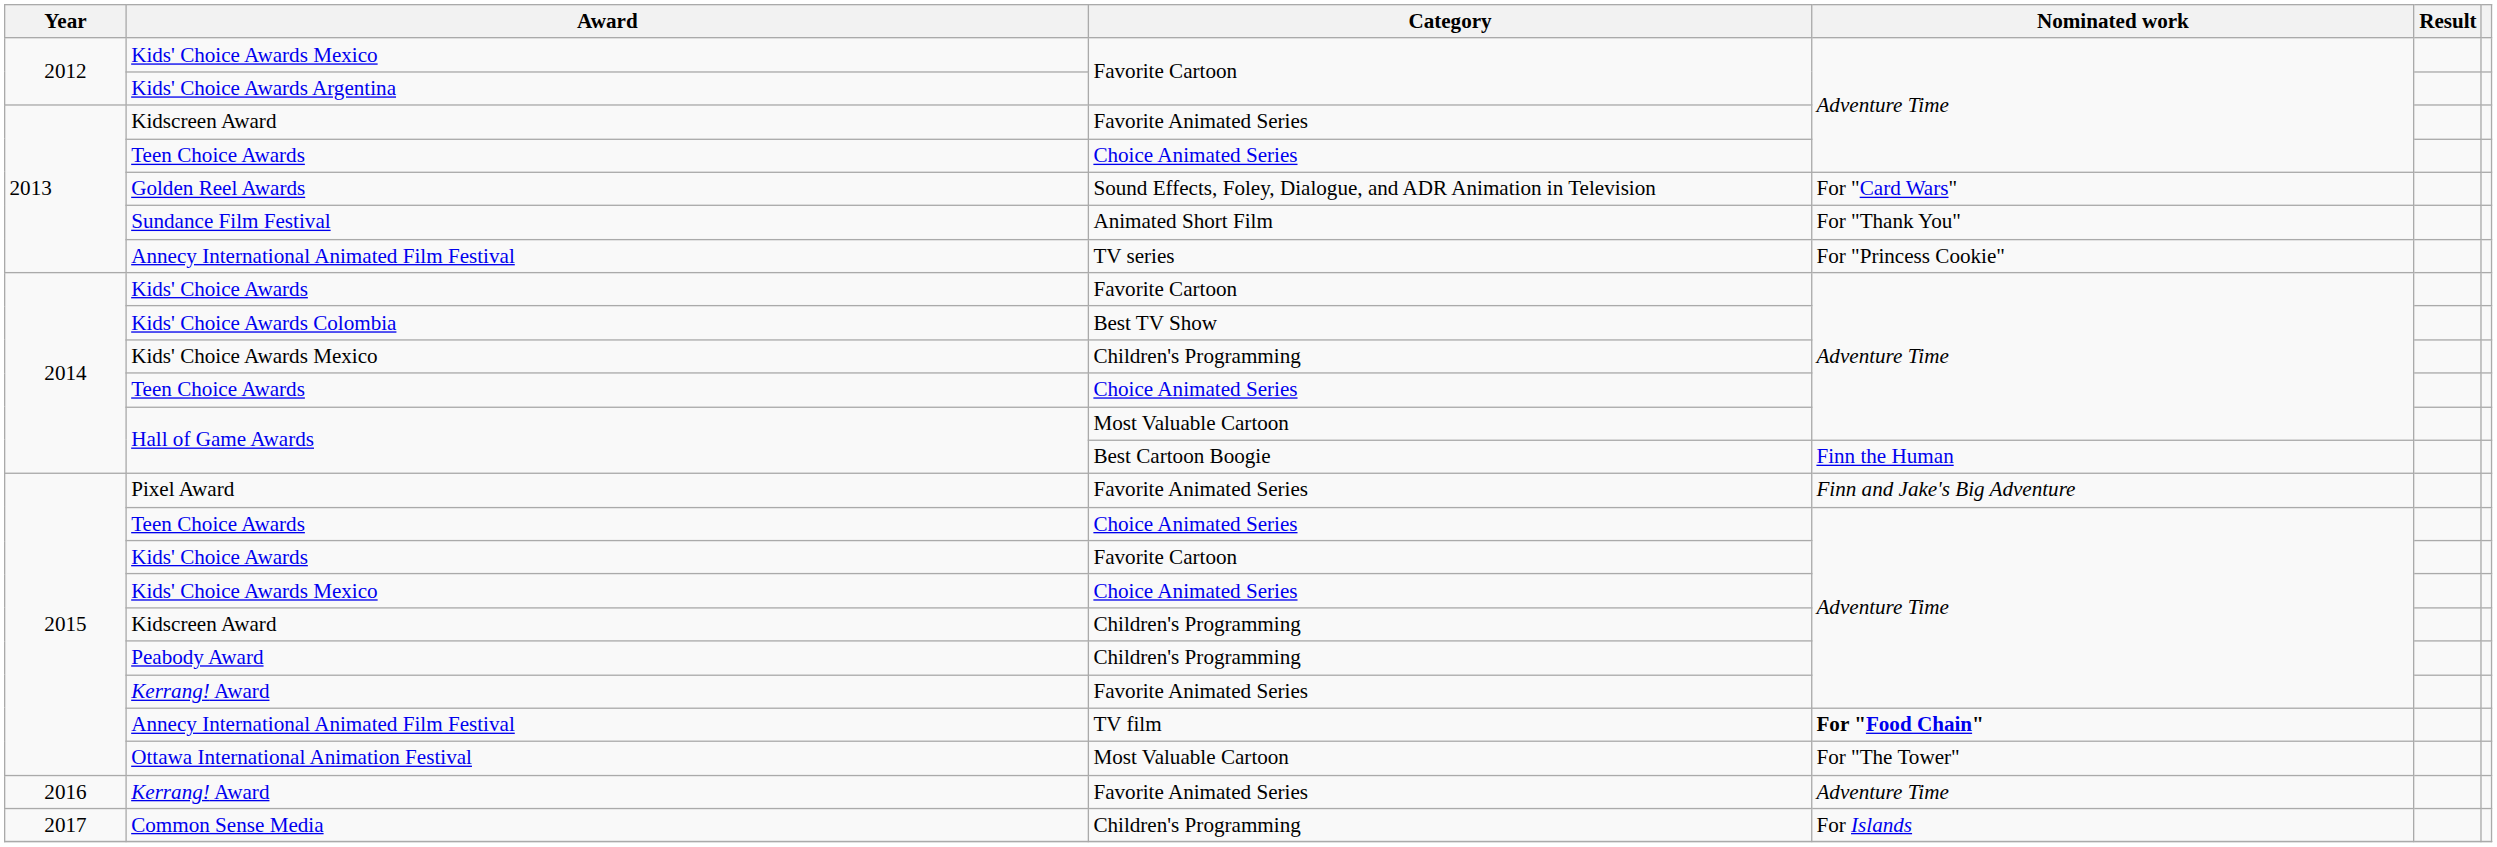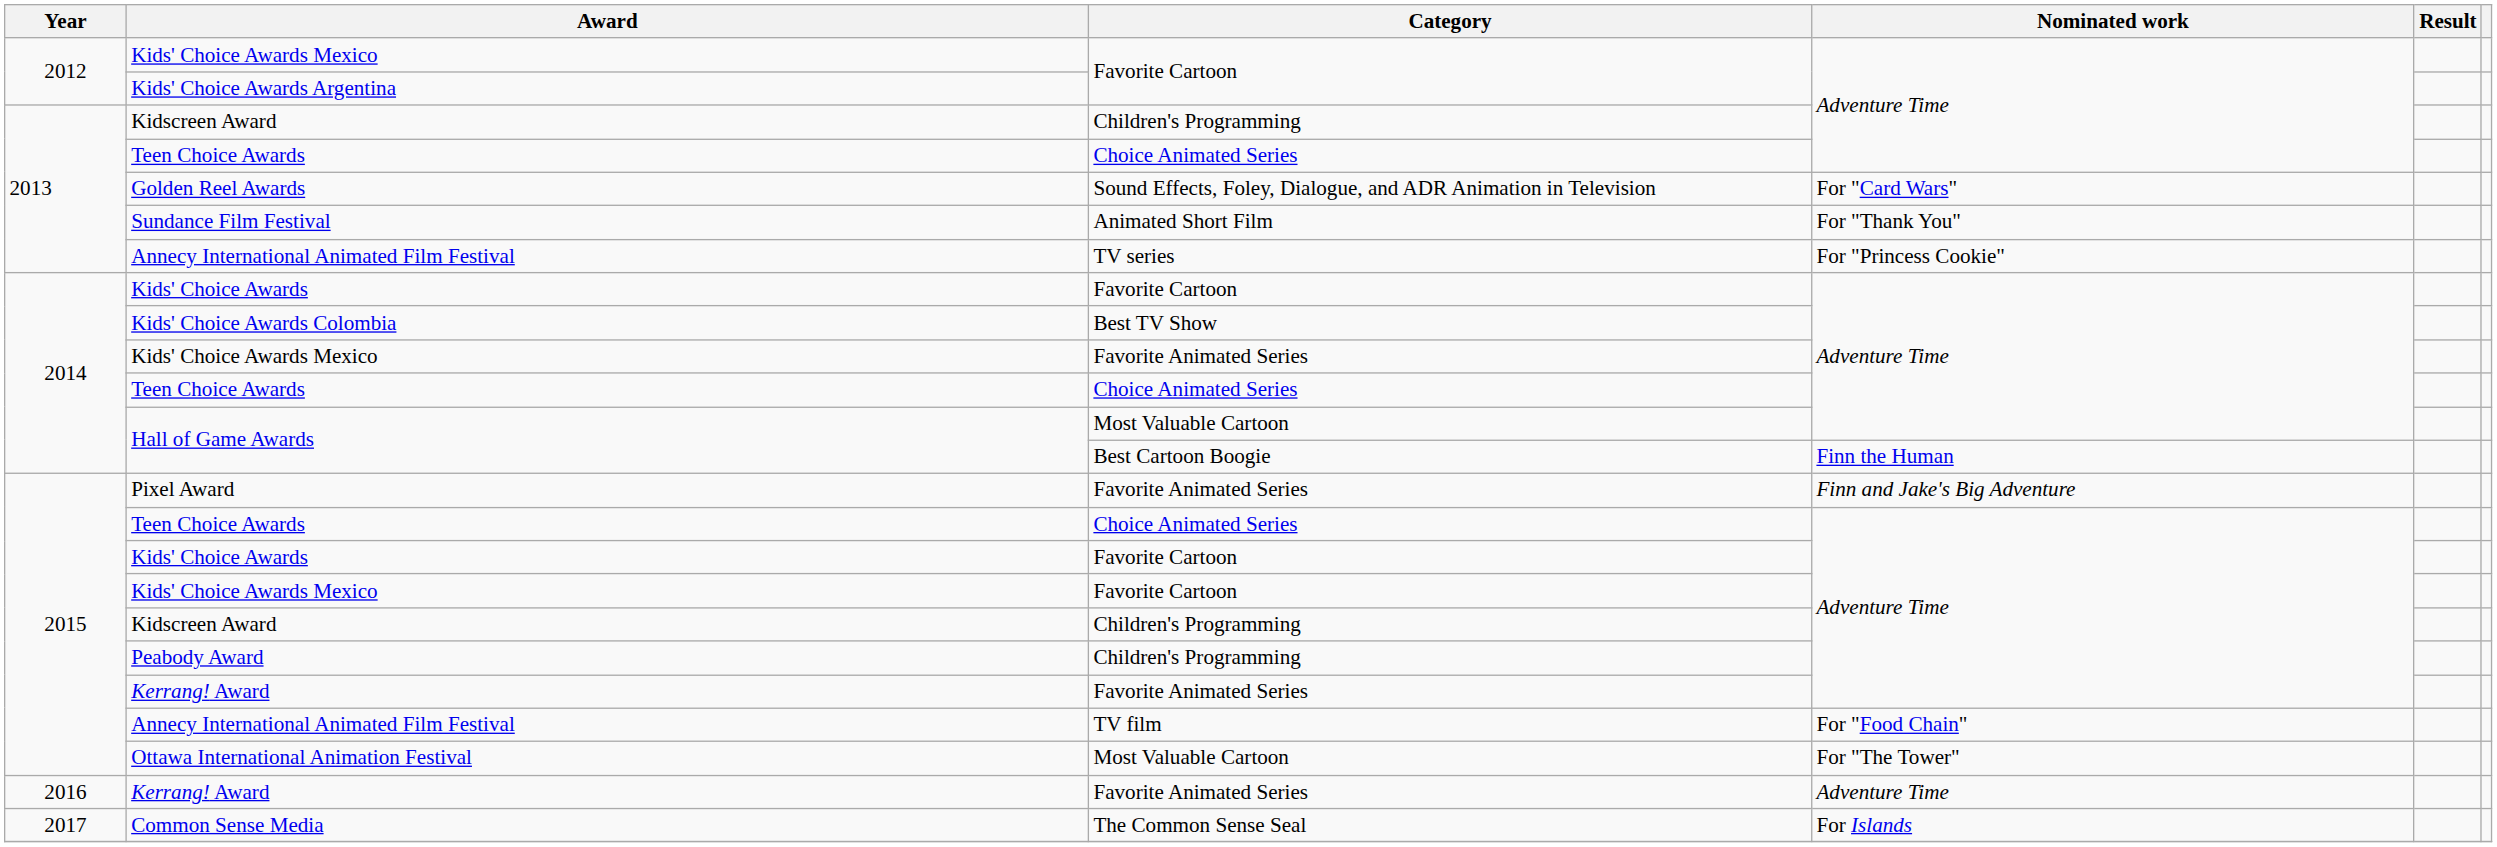(1201, 121) Favorite Animated Series -> (1197, 121) Children's Programming
(1197, 356) Children's Programming -> (1201, 356) Favorite Animated Series
(1195, 590) Choice Animated Series -> (1165, 590) Favorite Cartoon
(1900, 724) bold -> (1892, 724) normal
(1197, 825) Children's Programming -> (1200, 825) The Common Sense Seal
